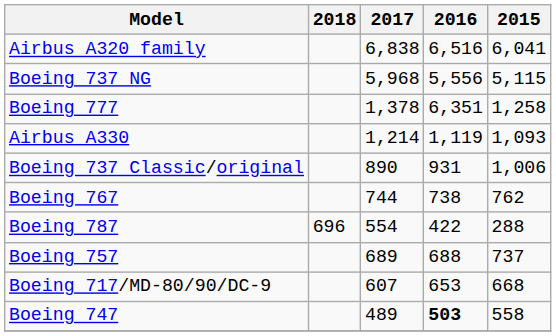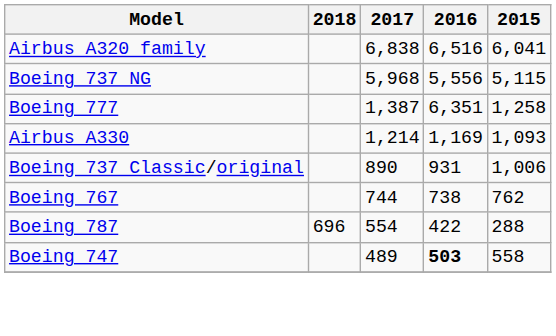(392, 109) 1,378 -> (392, 109) 1,387
(456, 138) 1,119 -> (456, 138) 1,169
- row: (64, 257)
- row: (140, 286)
